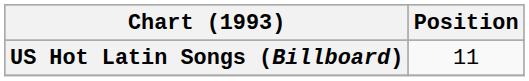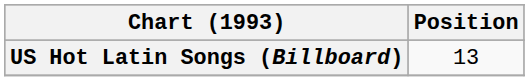(466, 58) 11 -> (466, 58) 13
